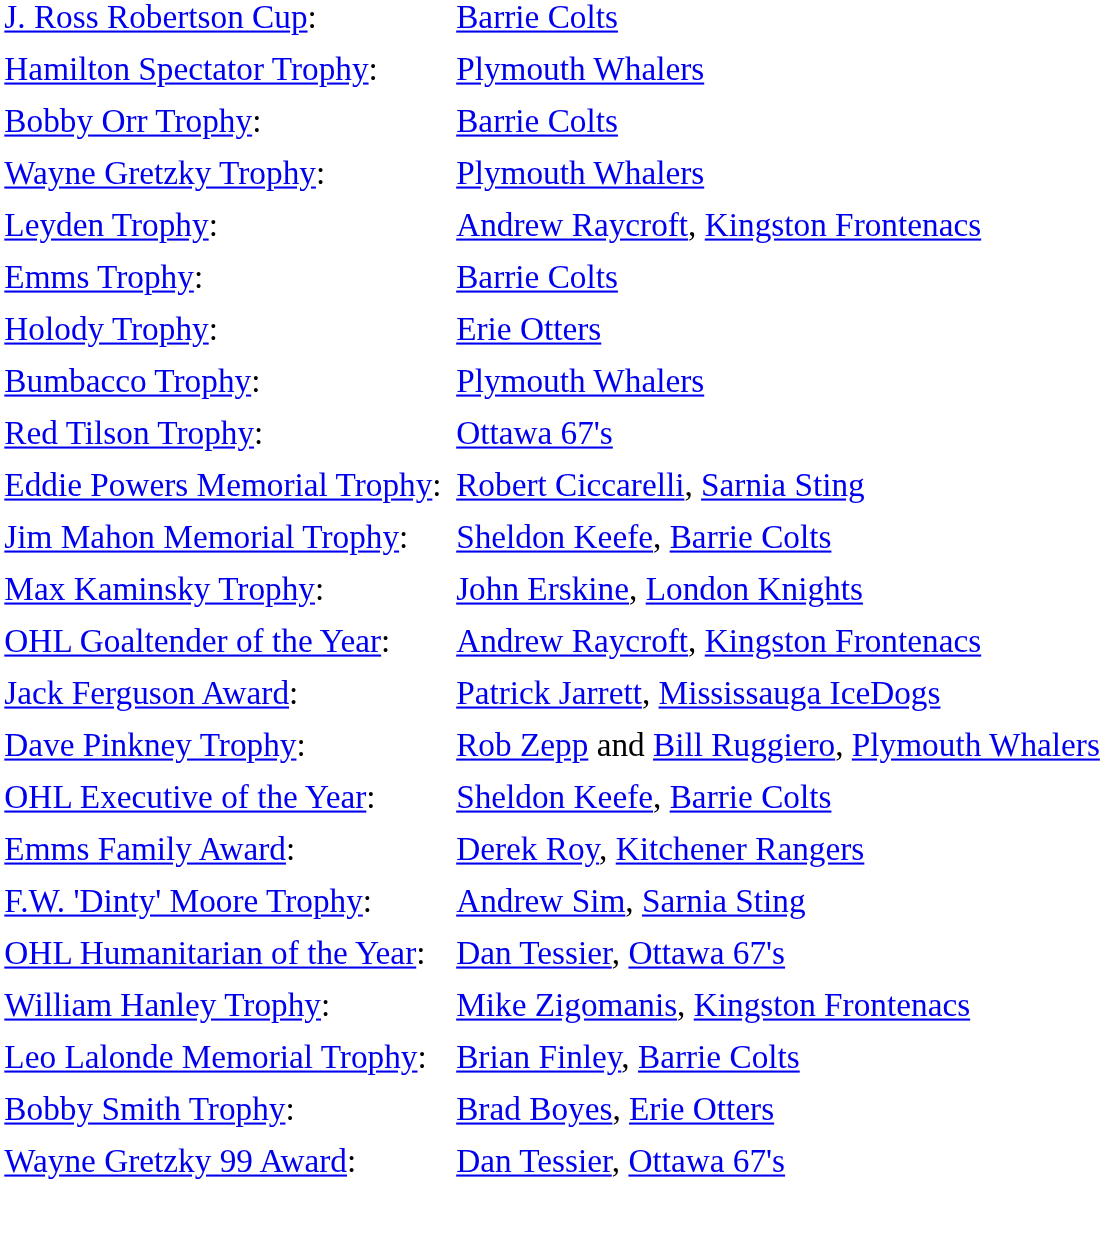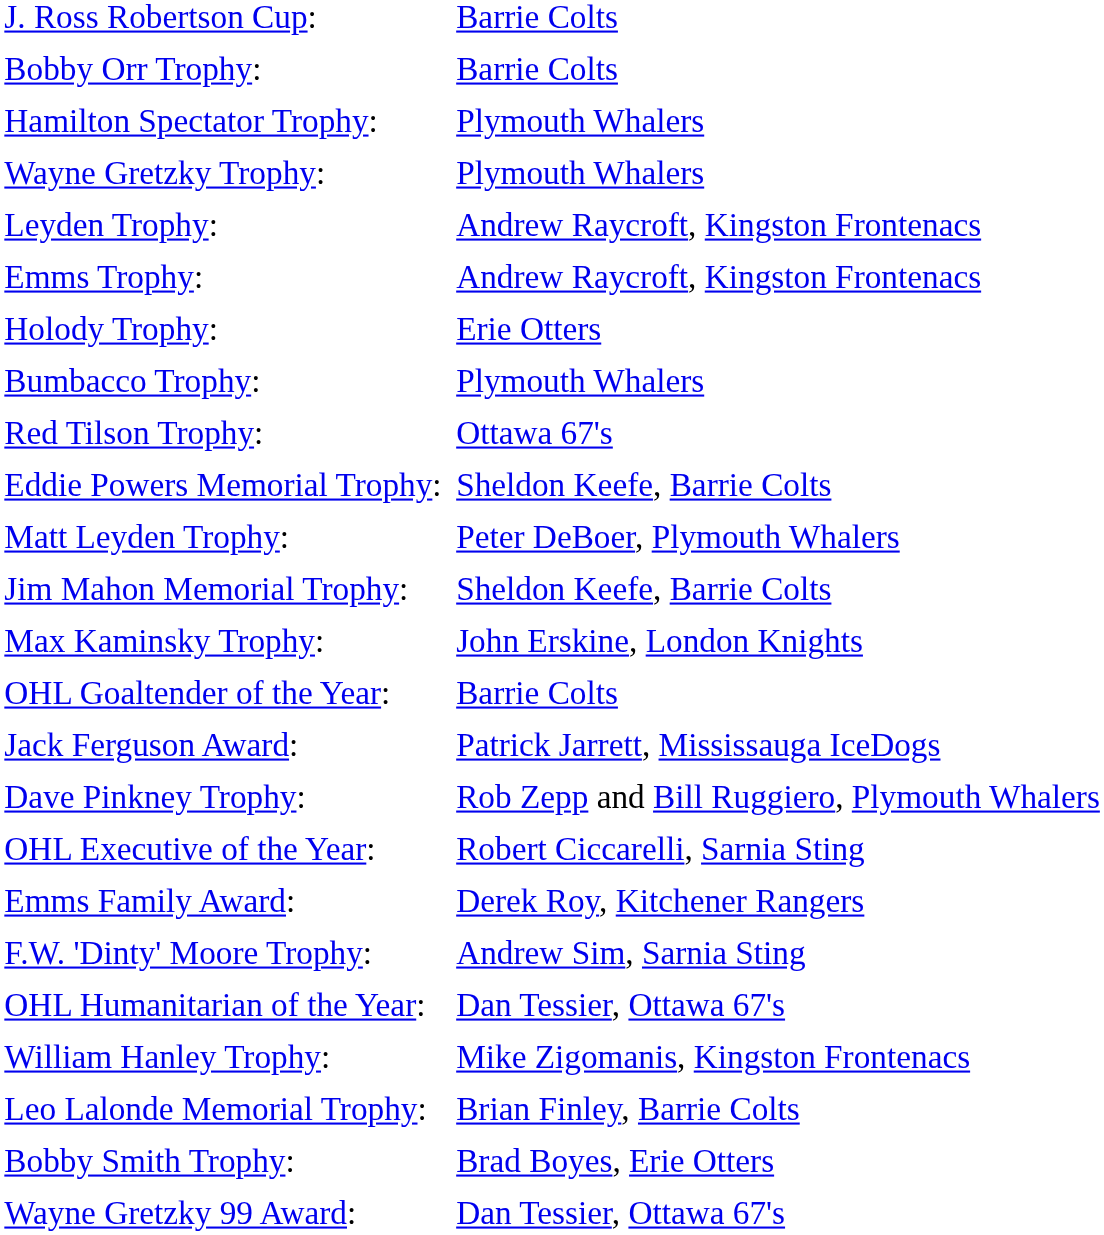rows swapped: (191, 69) <-> (133, 121)
(537, 277) Barrie Colts -> (719, 277) Andrew Raycroft, Kingston Frontenacs
(660, 485) Robert Ciccarelli, Sarnia Sting -> (644, 485) Sheldon Keefe, Barrie Colts
+ row: (147, 537)
(719, 641) Andrew Raycroft, Kingston Frontenacs -> (537, 693) Barrie Colts
(644, 797) Sheldon Keefe, Barrie Colts -> (660, 849) Robert Ciccarelli, Sarnia Sting
